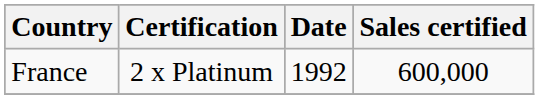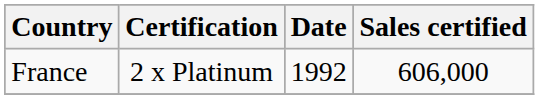(443, 71) 600,000 -> (443, 71) 606,000
